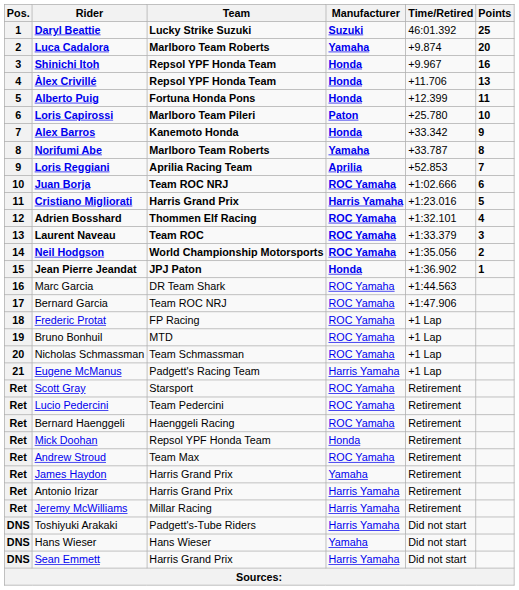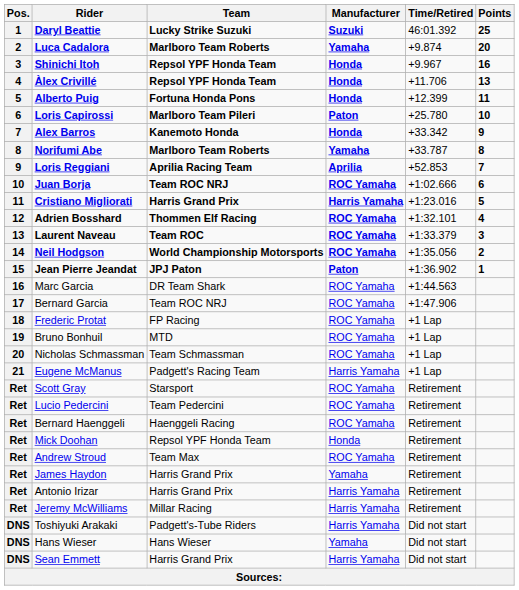(345, 269) Honda -> (343, 269) Paton
